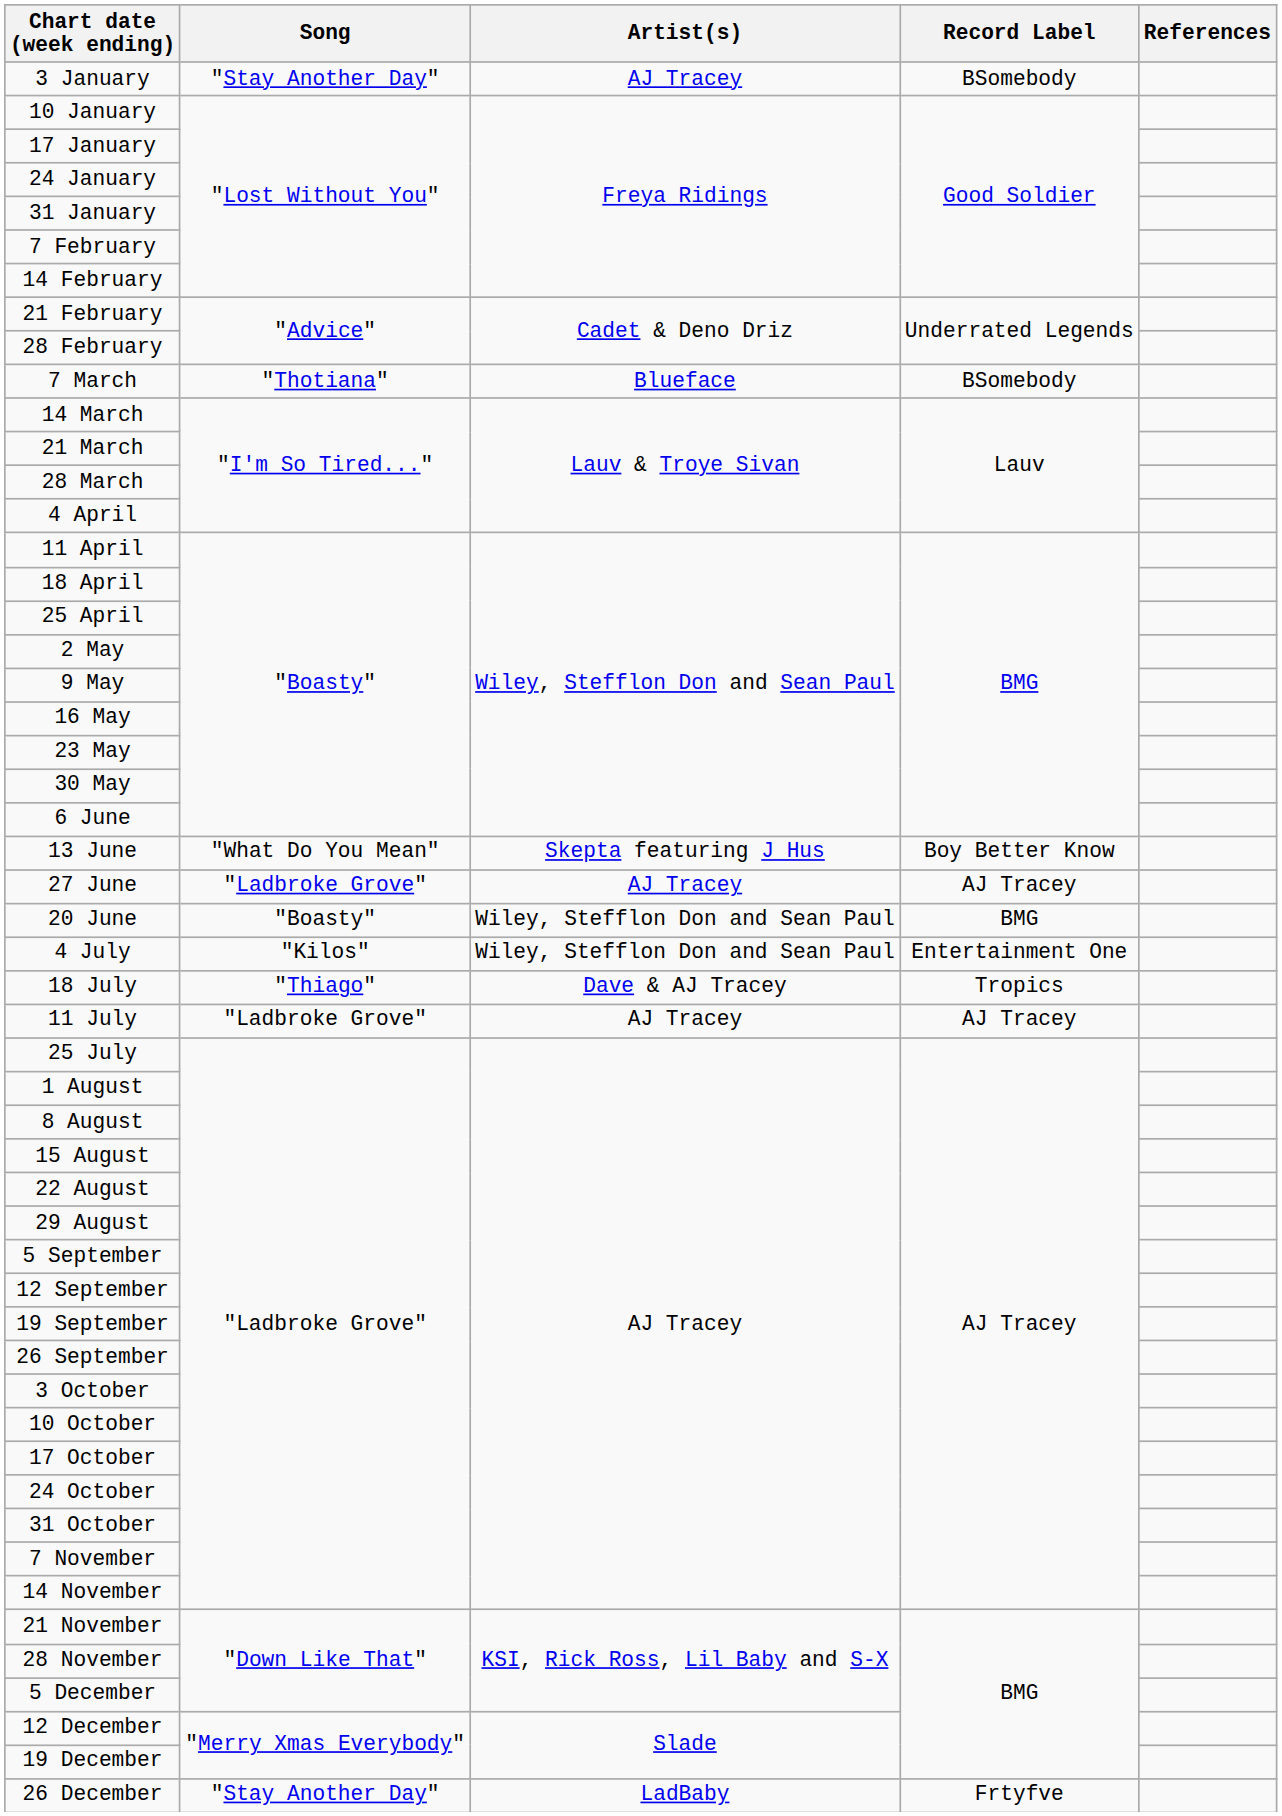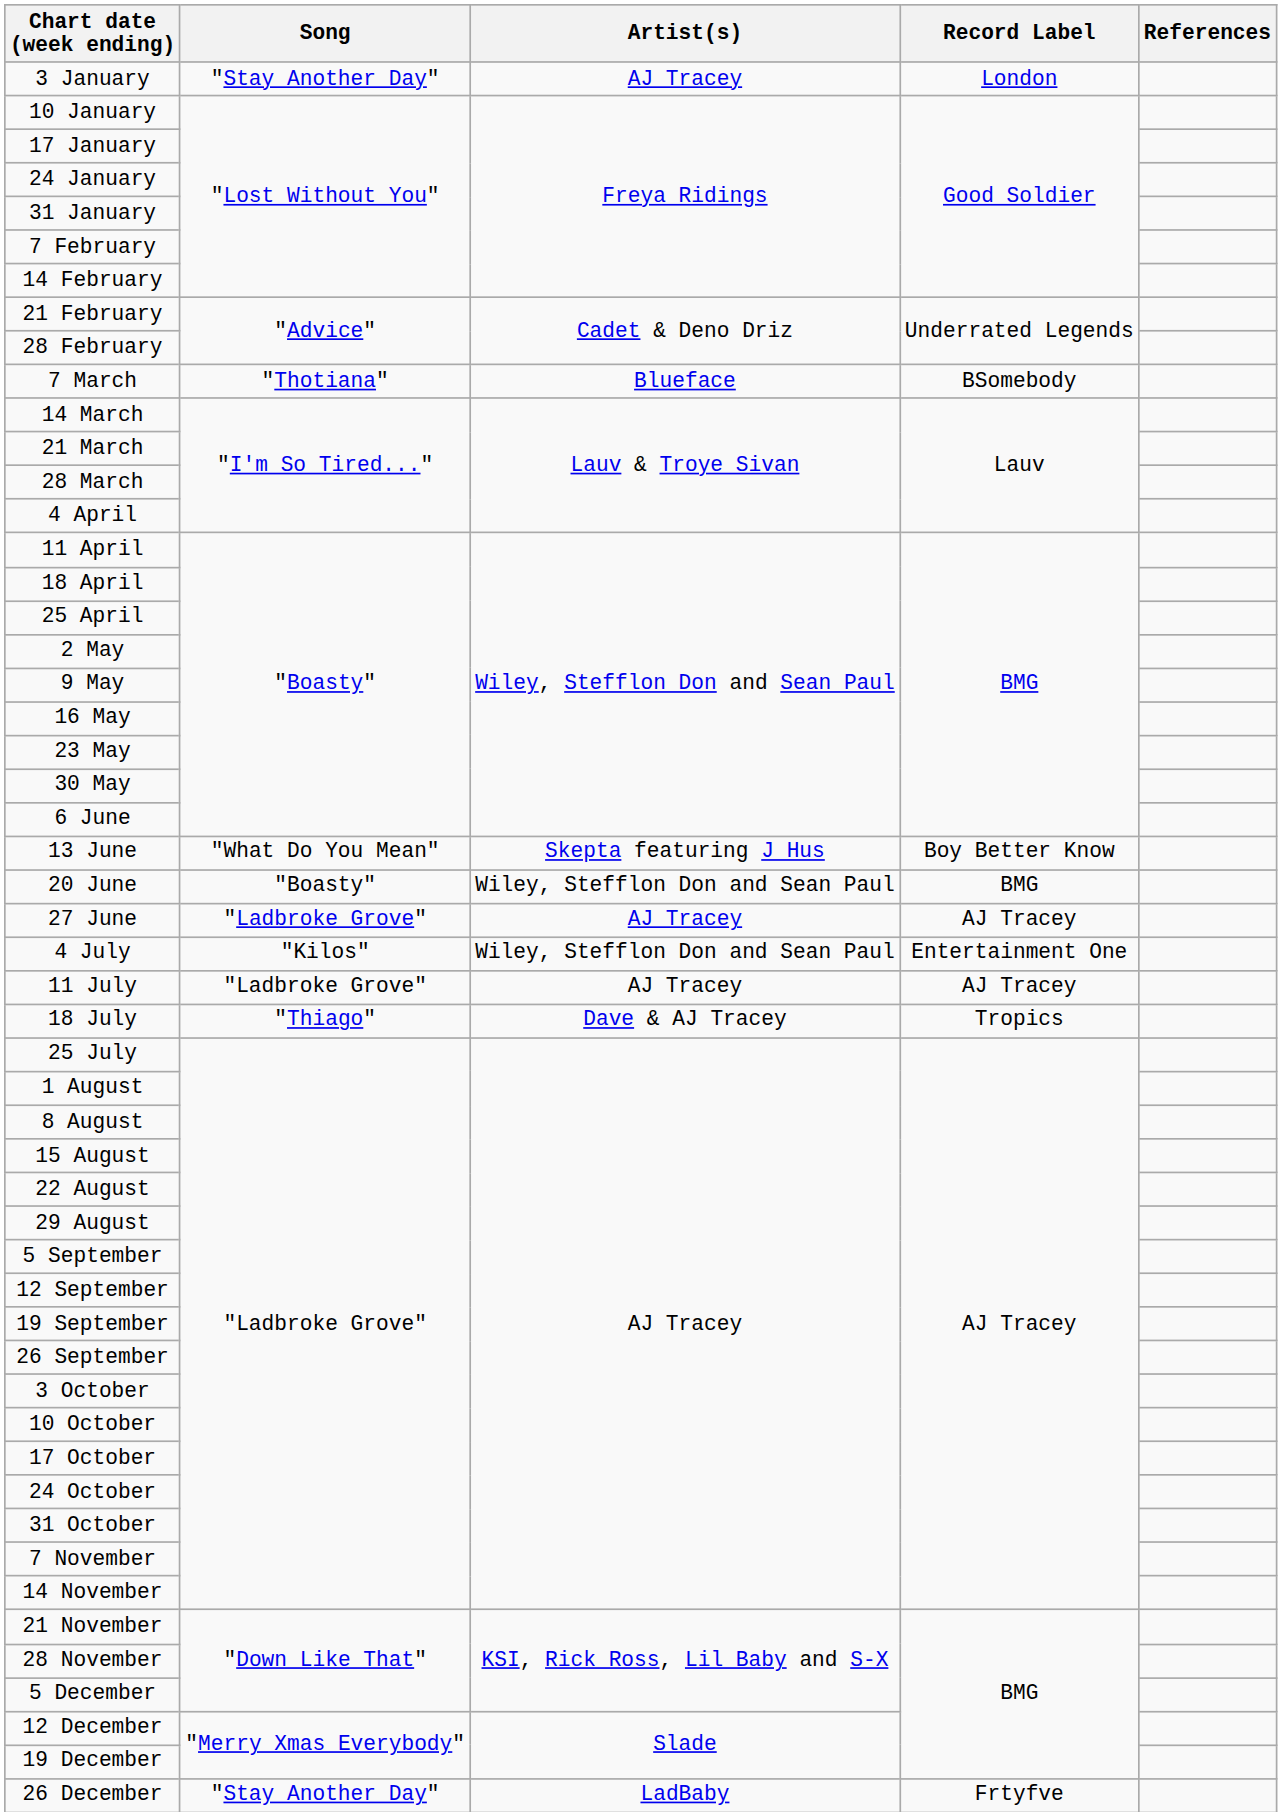(1019, 78) BSomebody -> (1019, 78) London
rows swapped: (93, 920) <-> (93, 886)
rows swapped: (93, 1021) <-> (93, 987)
